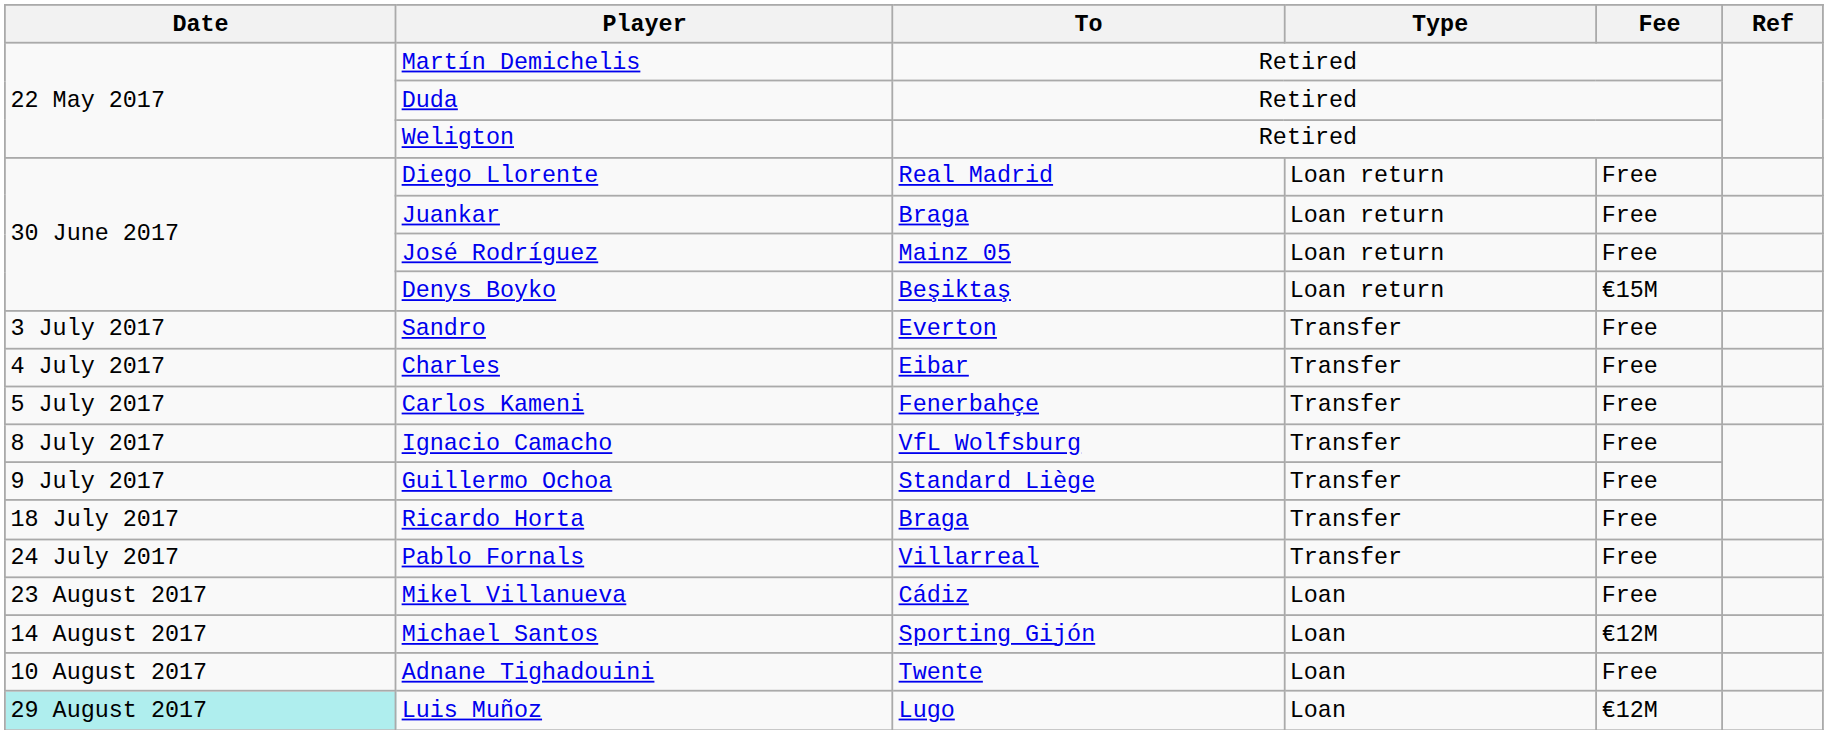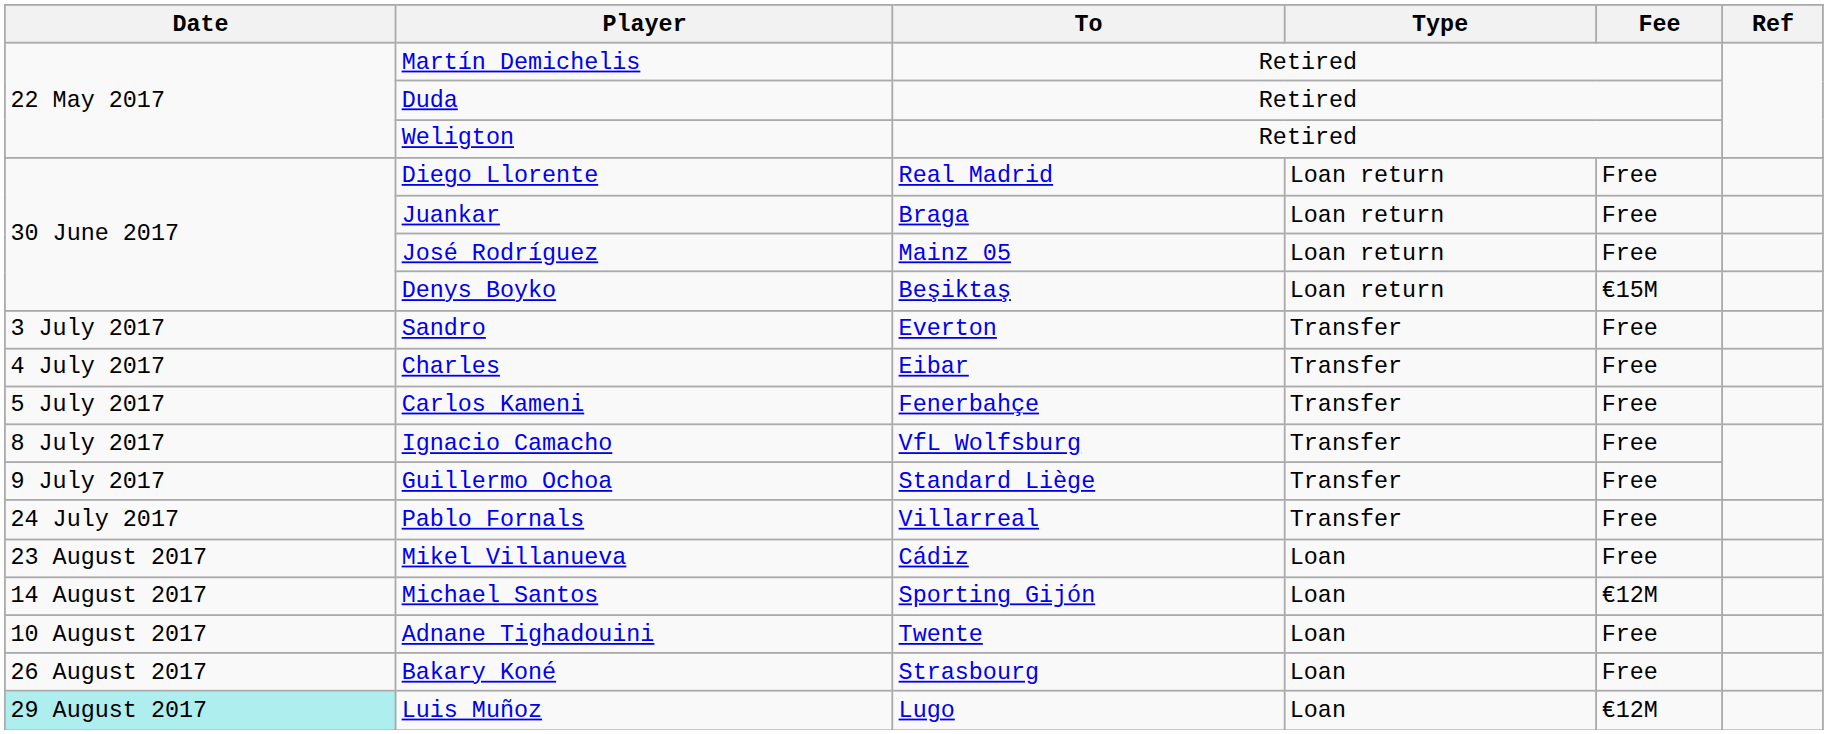- row: (493, 520)
+ row: (479, 672)
